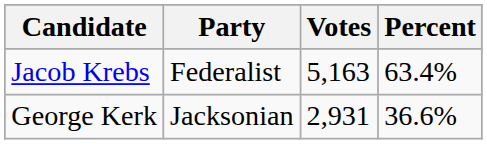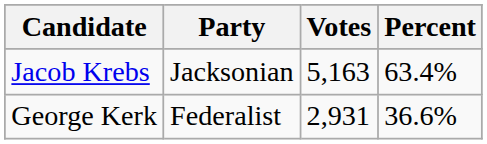(226, 71) Federalist -> (232, 71) Jacksonian
(232, 116) Jacksonian -> (226, 116) Federalist
